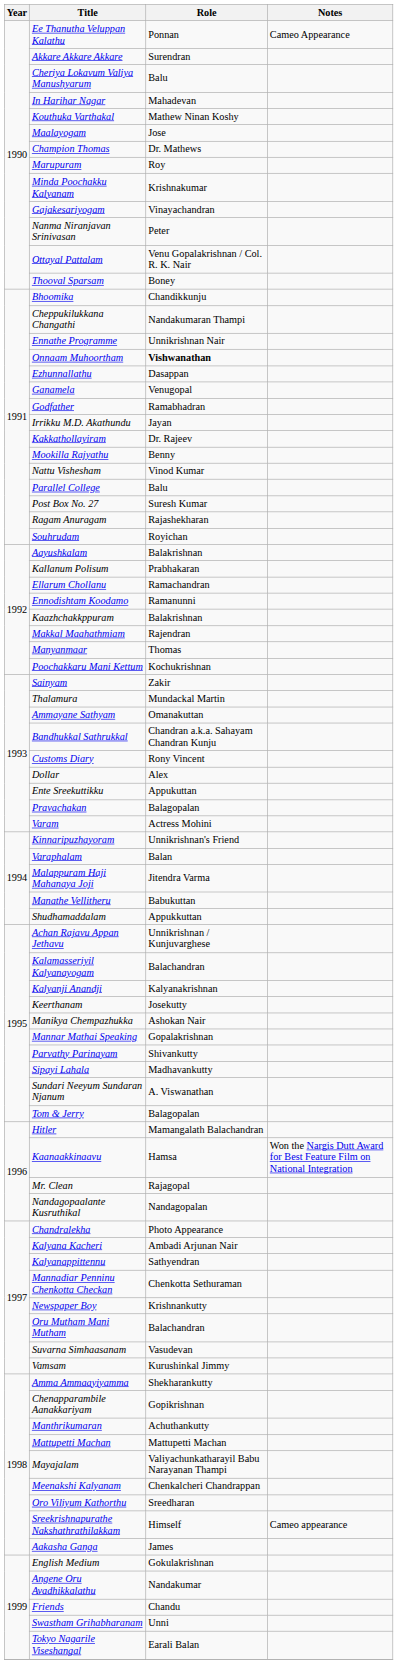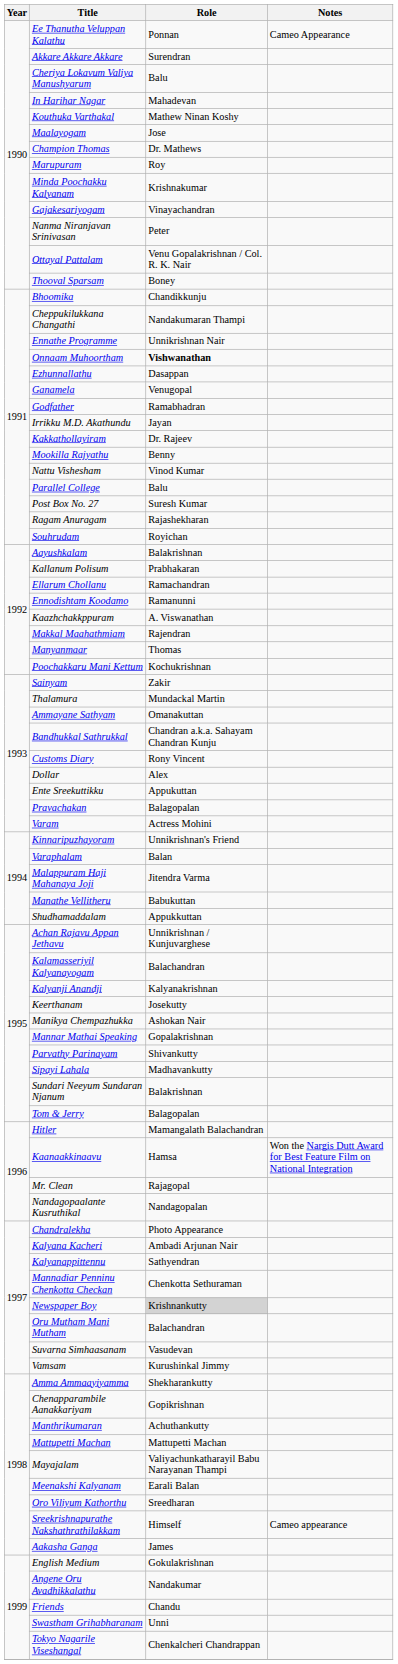(175, 617) Balakrishnan -> (181, 617) A. Viswanathan
(181, 1091) A. Viswanathan -> (175, 1091) Balakrishnan
(178, 1305) no background -> (178, 1305) lightgrey background
(204, 1486) Chenkalcheri Chandrappan -> (174, 1486) Earali Balan
(174, 1645) Earali Balan -> (204, 1645) Chenkalcheri Chandrappan
